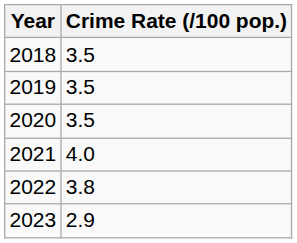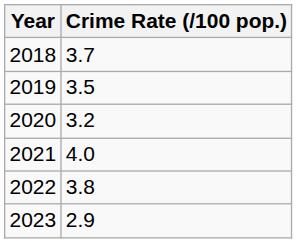(80, 54) 3.5 -> (80, 54) 3.7
(80, 120) 3.5 -> (80, 120) 3.2
